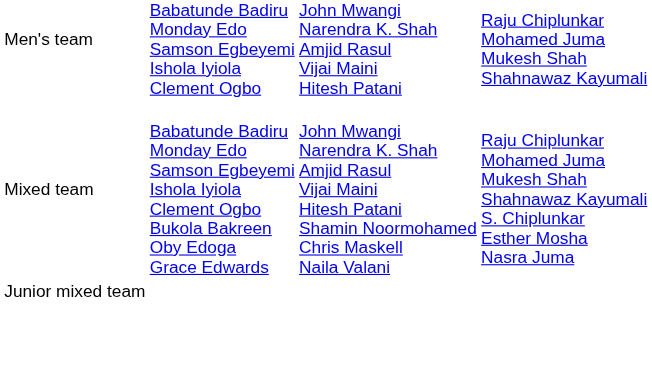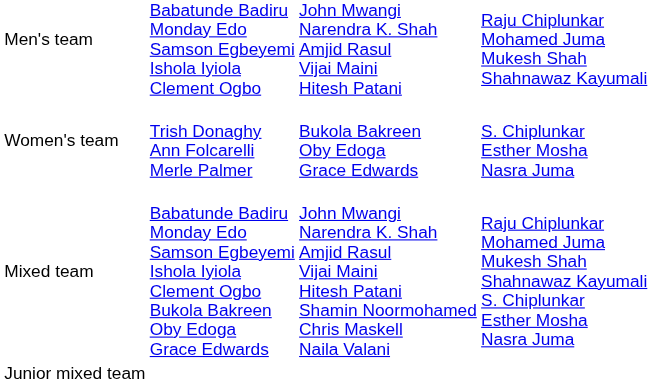+ row: (61, 141)
